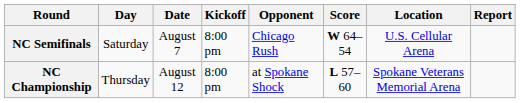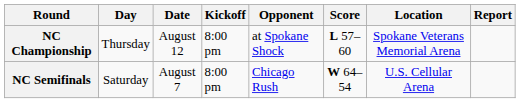rows swapped: (52, 43) <-> (52, 79)
